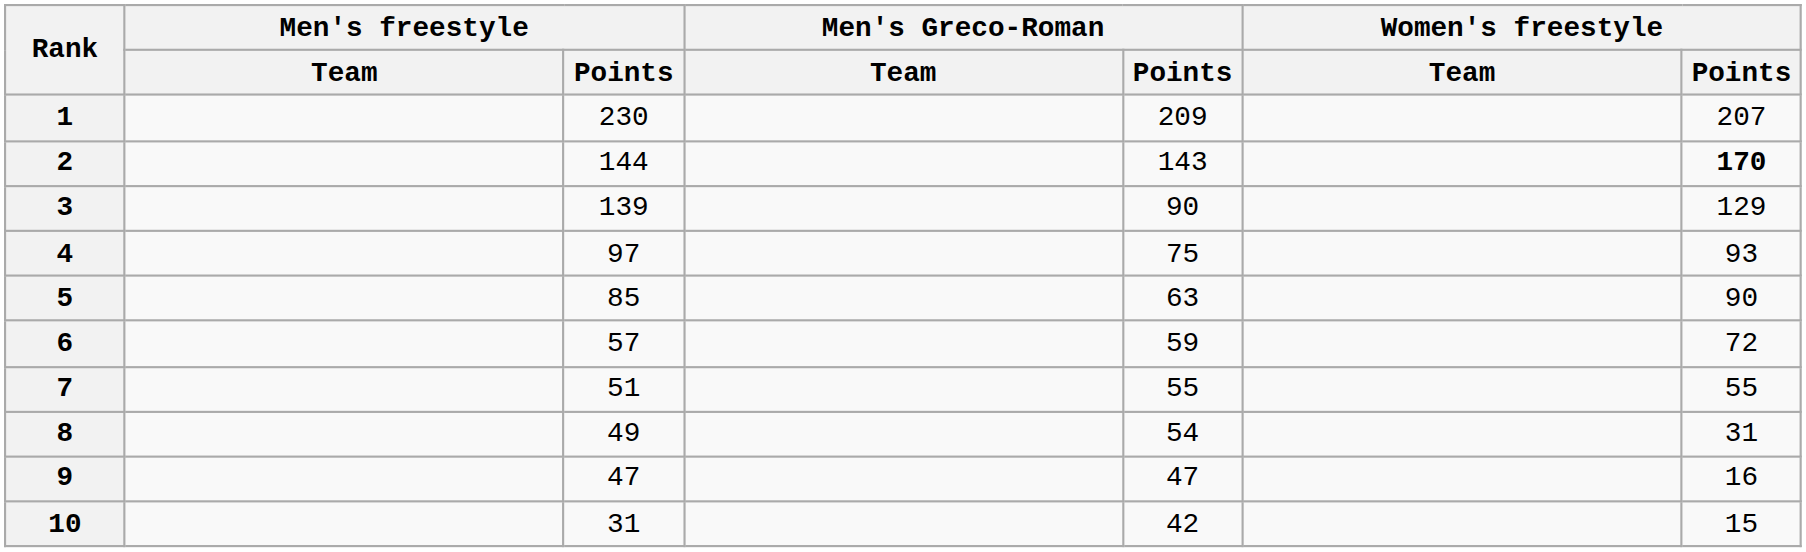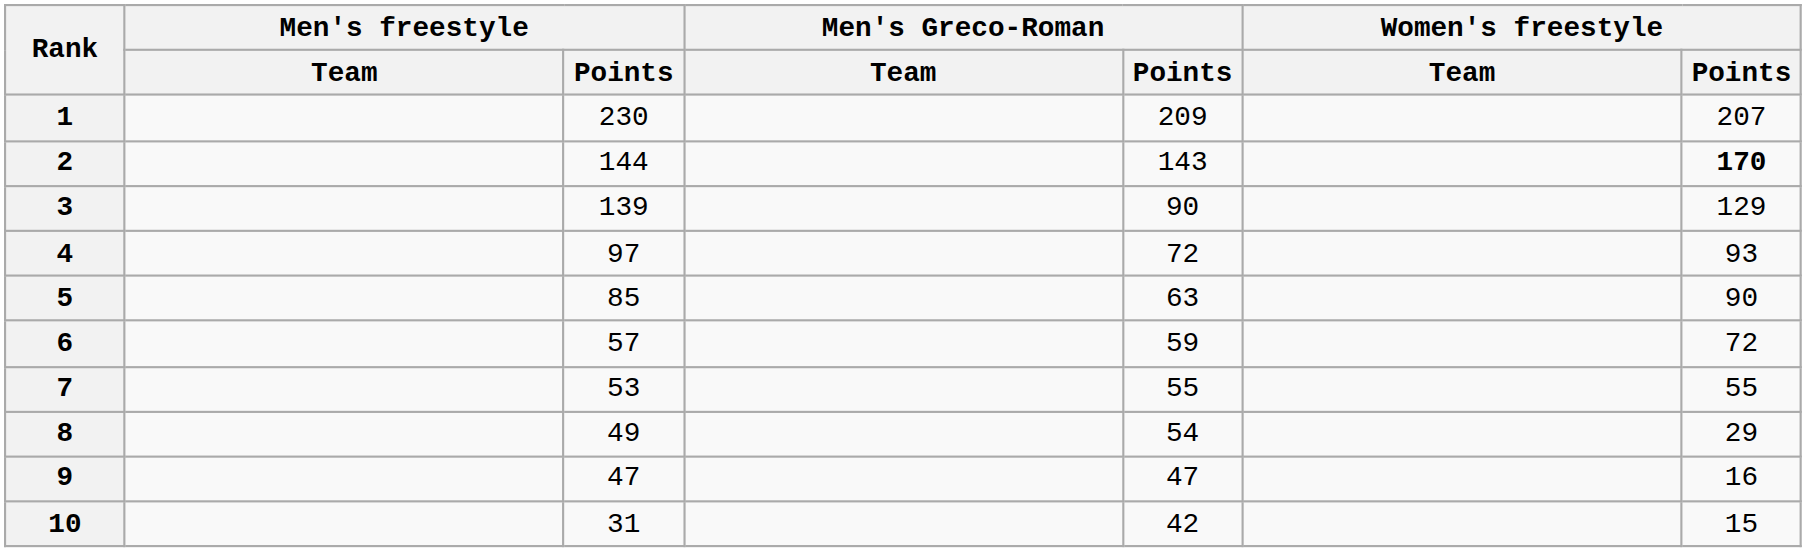(1183, 253) 75 -> (1183, 253) 72
(624, 389) 51 -> (624, 389) 53
(1741, 434) 31 -> (1741, 434) 29
